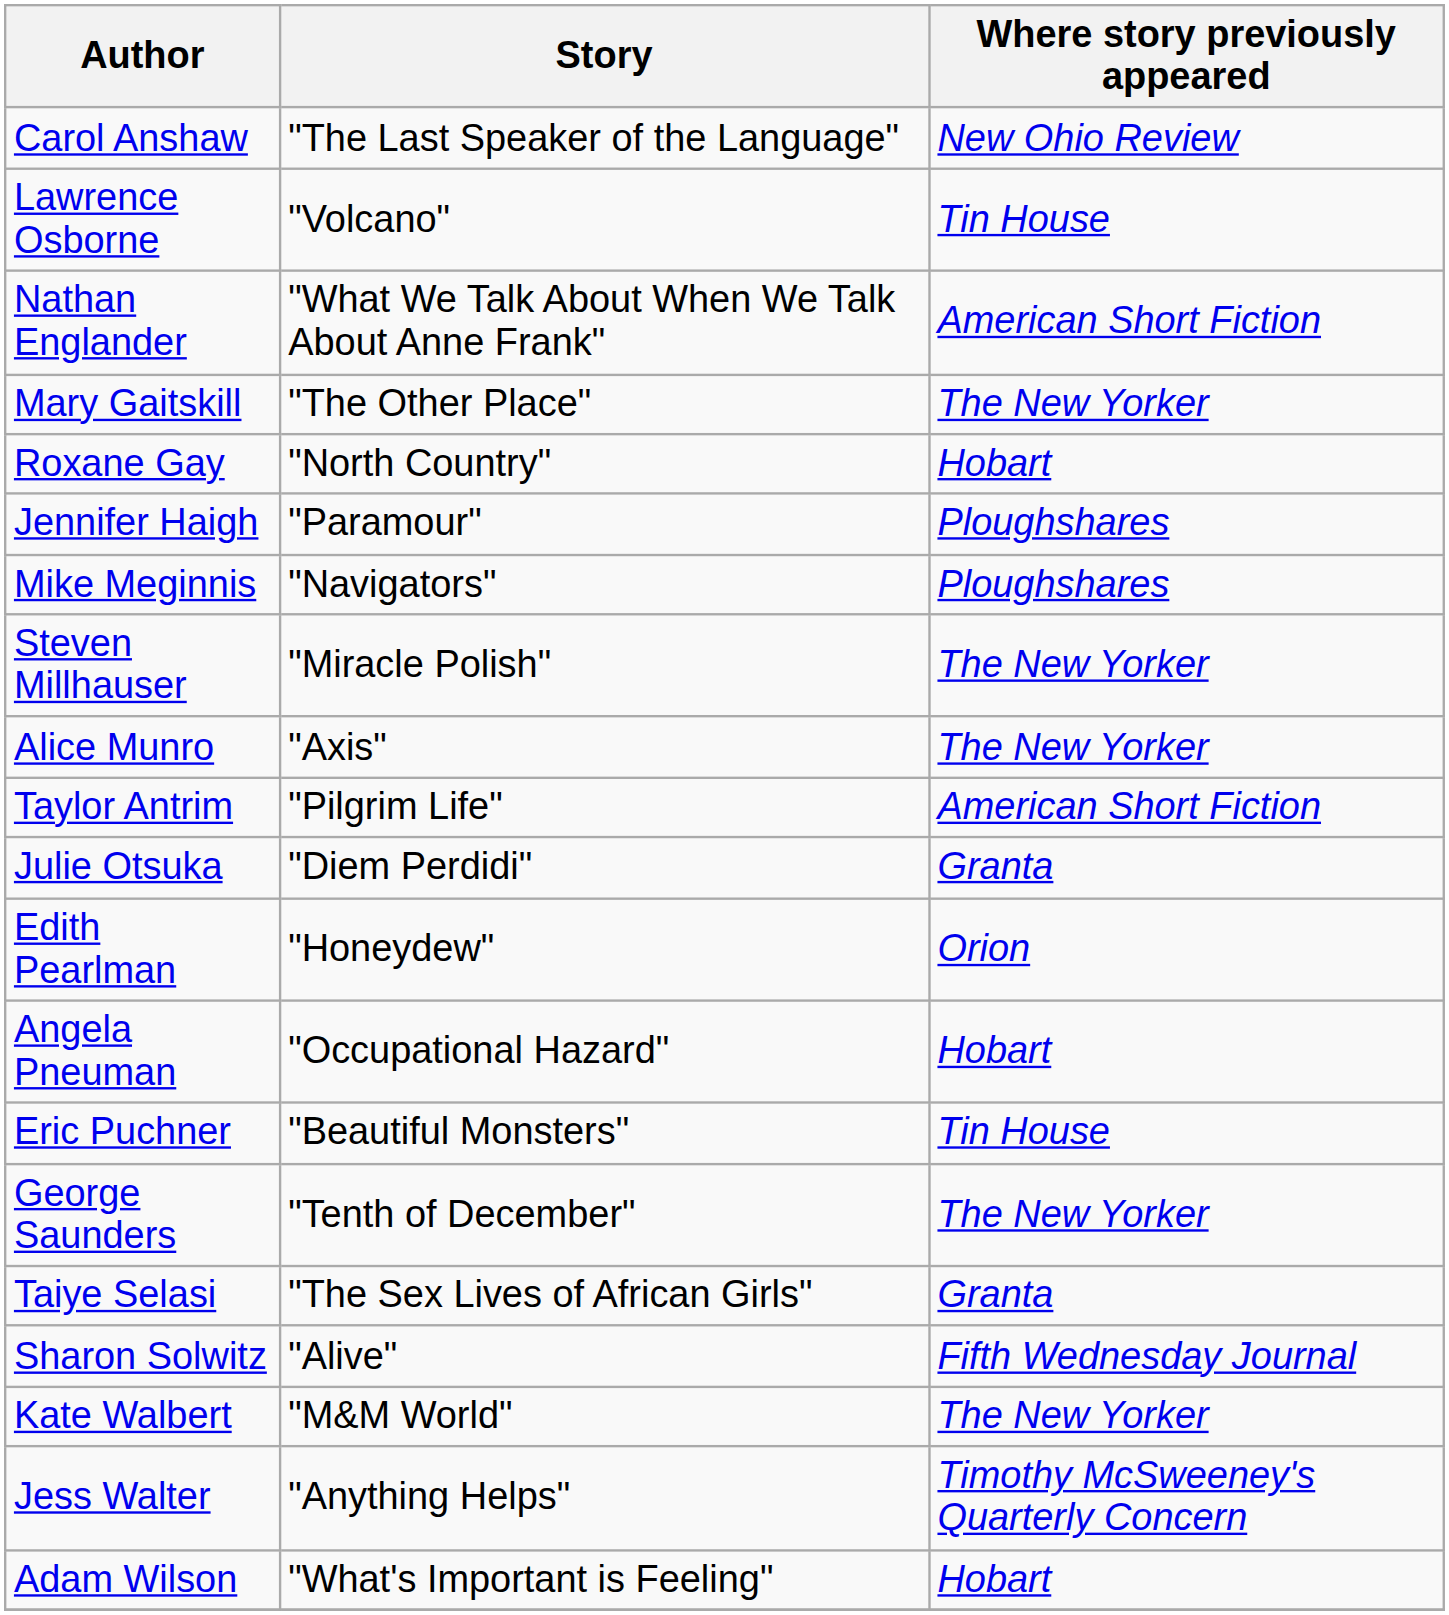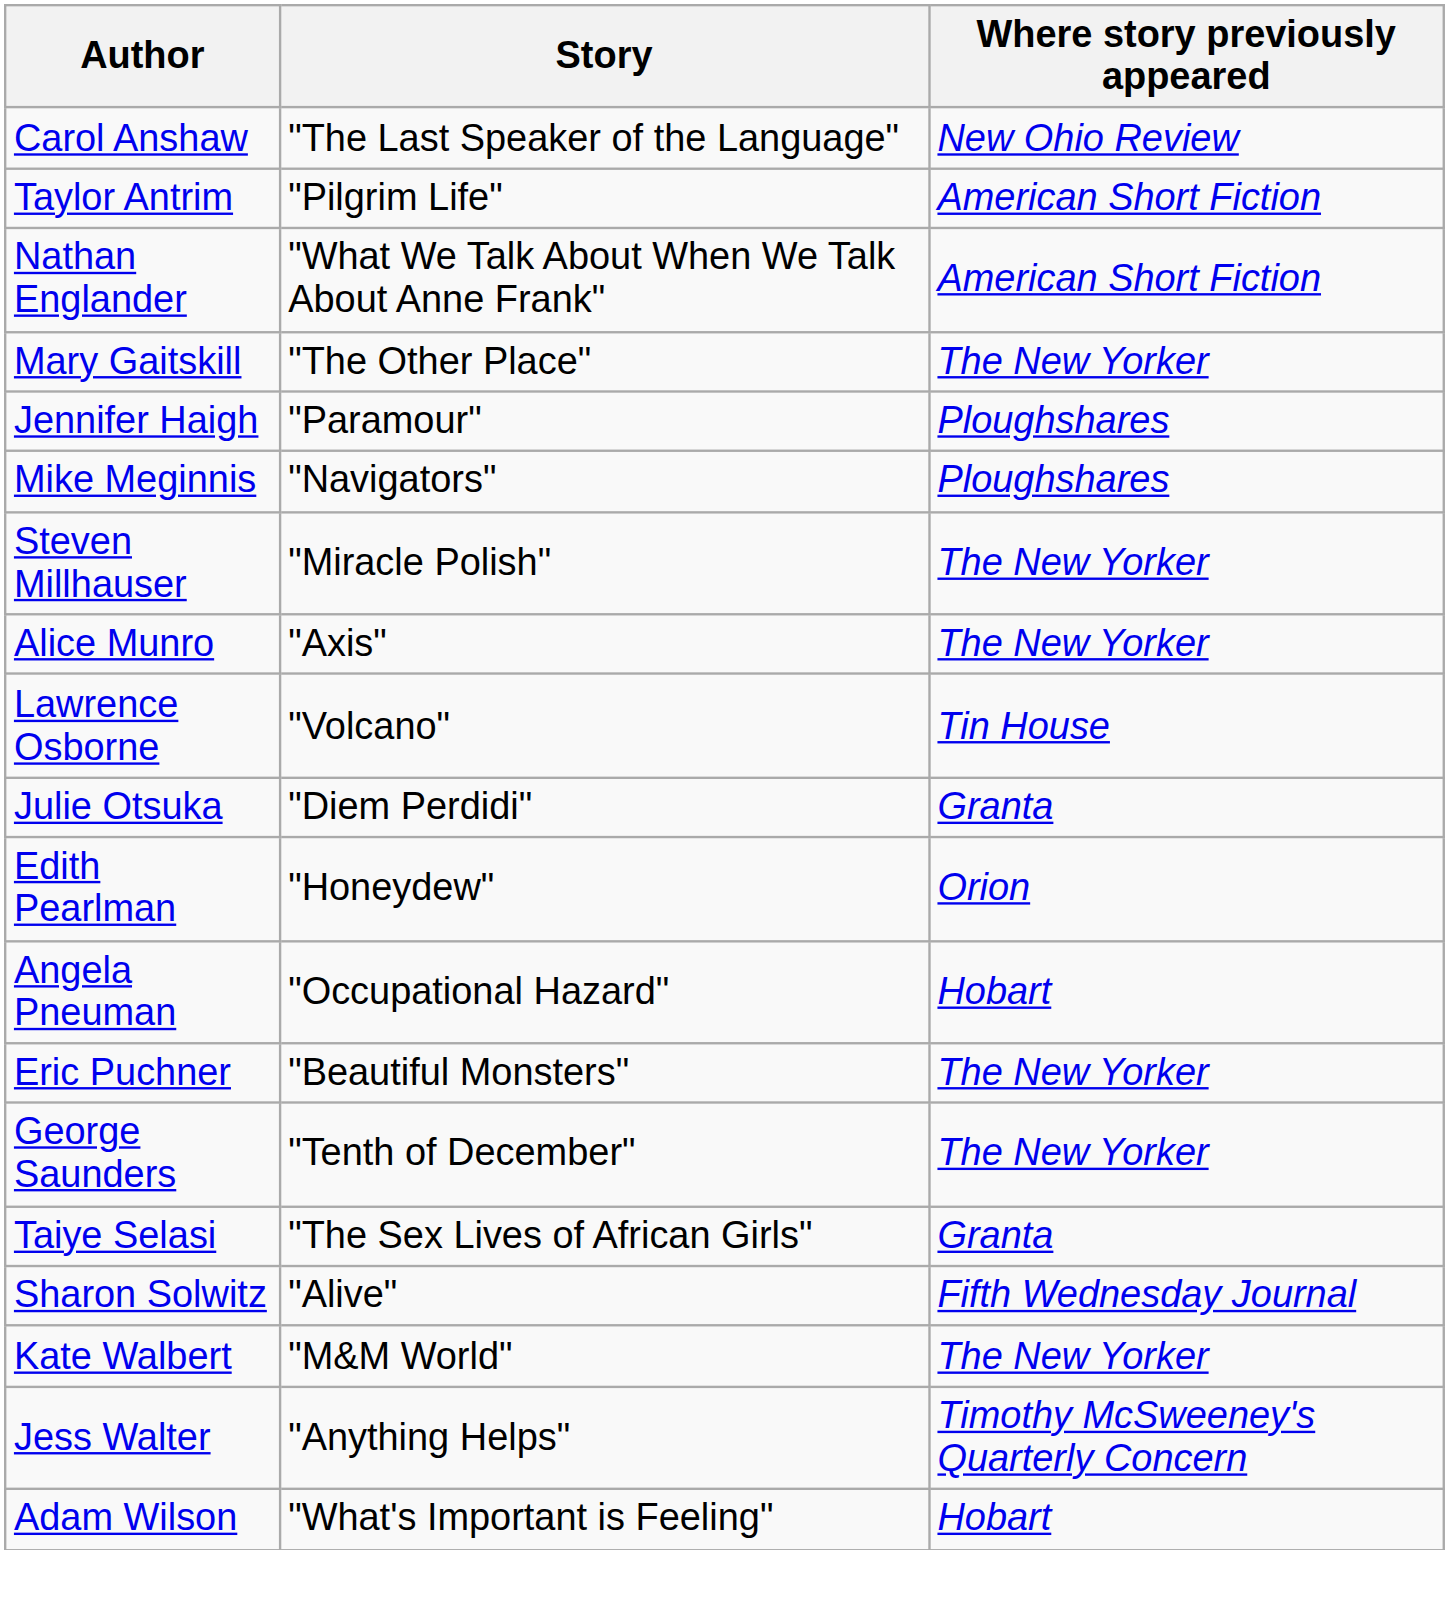rows swapped: (123, 806) <-> (96, 218)
- row: (119, 463)
(1024, 1132) Tin House -> (1073, 1072) The New Yorker
